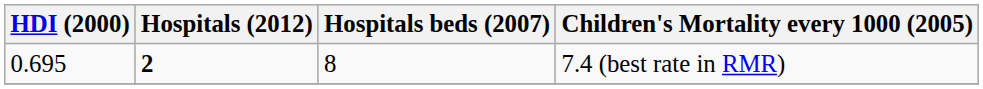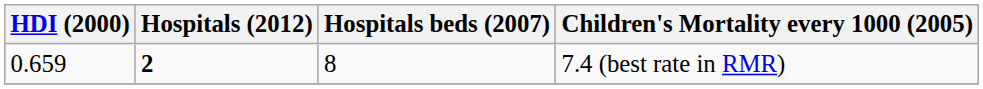(38, 63) 0.695 -> (38, 63) 0.659
